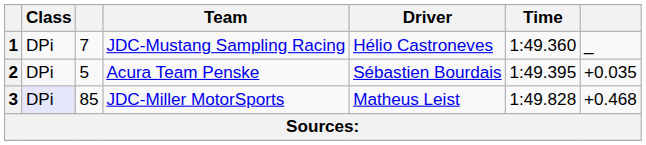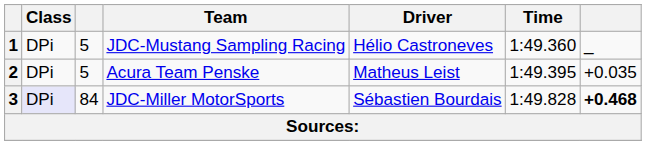(84, 45) 7 -> (84, 45) 5
(427, 72) Sébastien Bourdais -> (406, 72) Matheus Leist
(89, 99) 85 -> (89, 99) 84
(406, 99) Matheus Leist -> (427, 99) Sébastien Bourdais
(610, 99) normal -> (610, 99) bold
